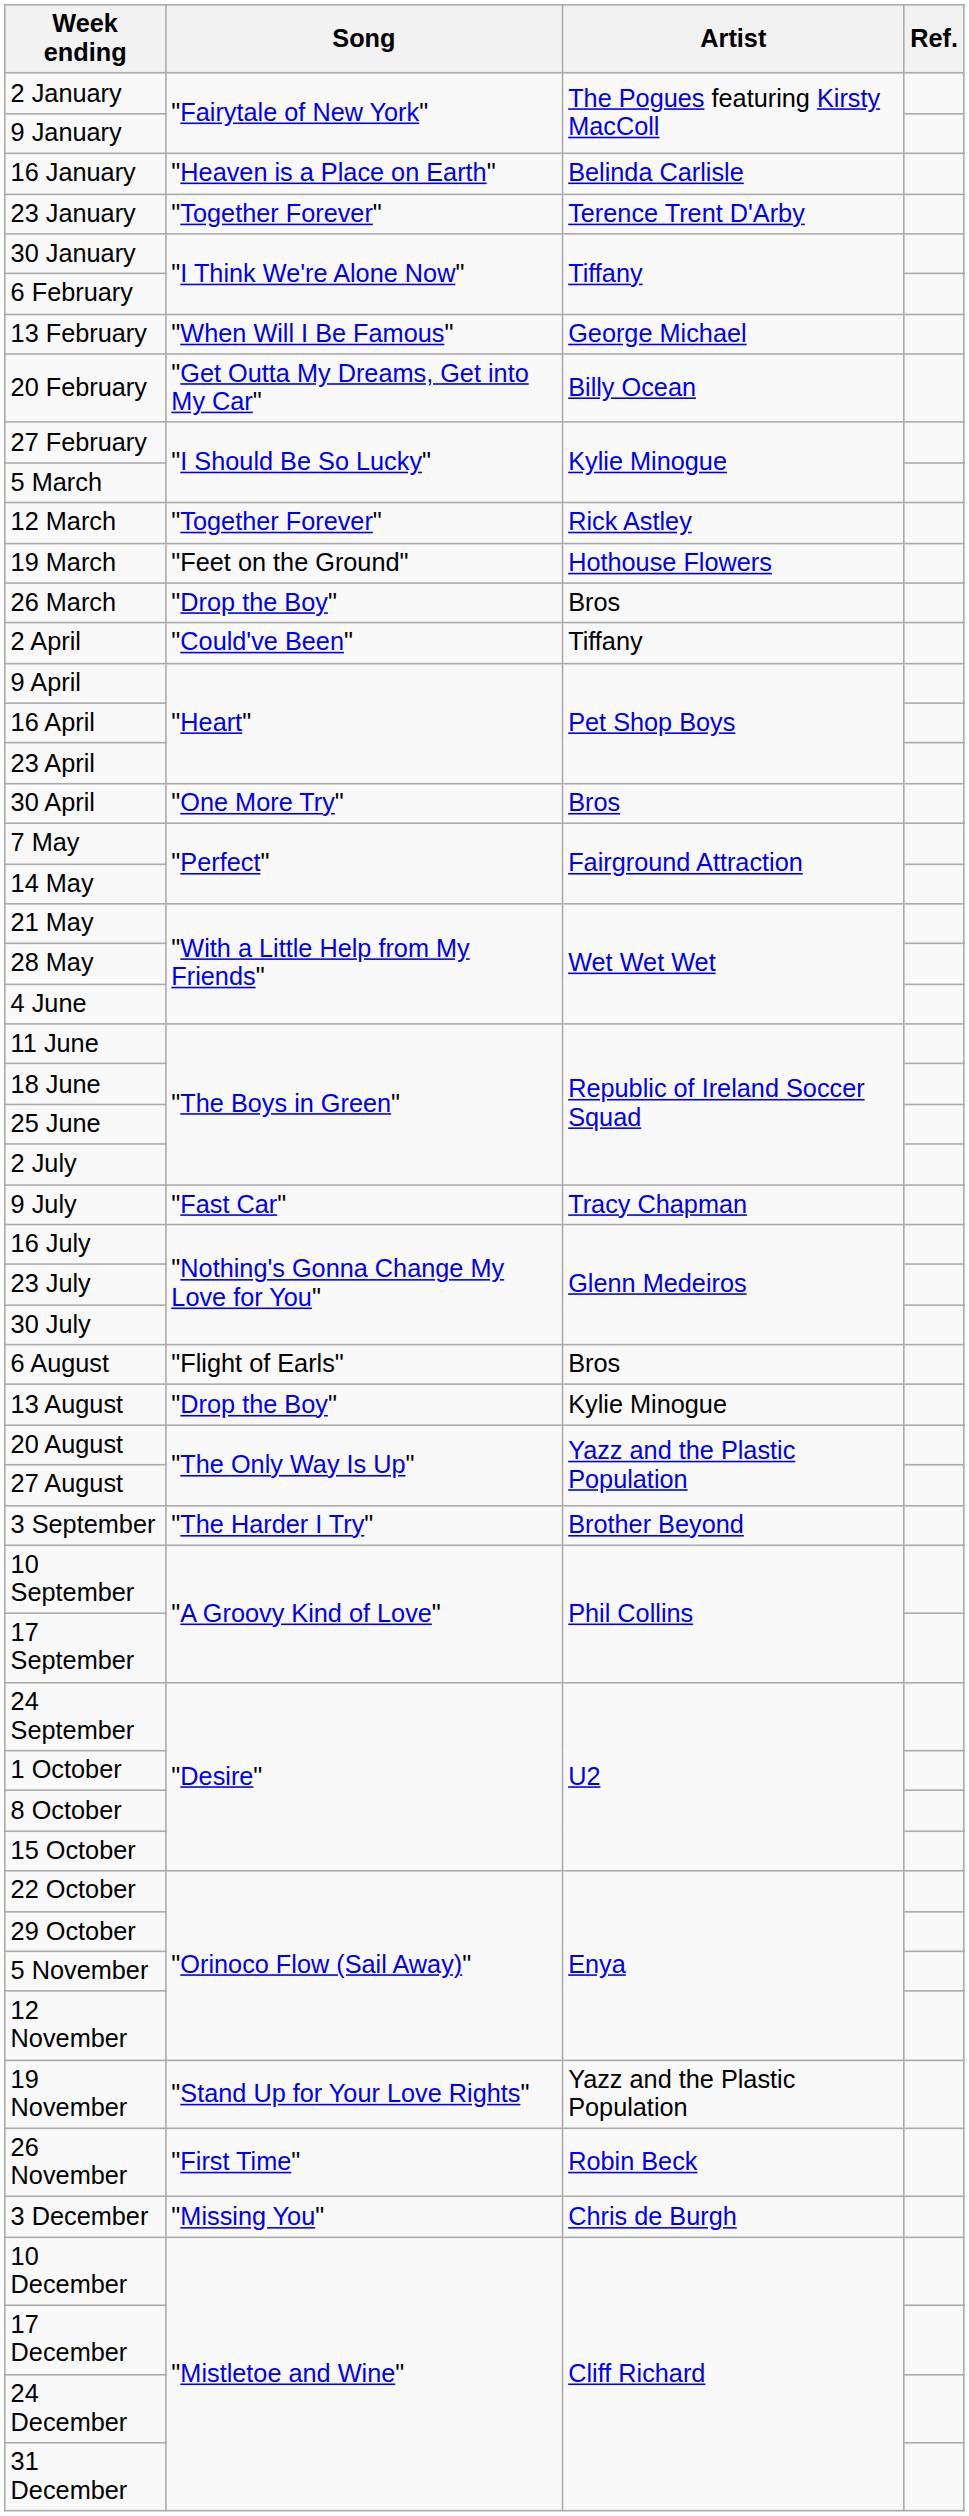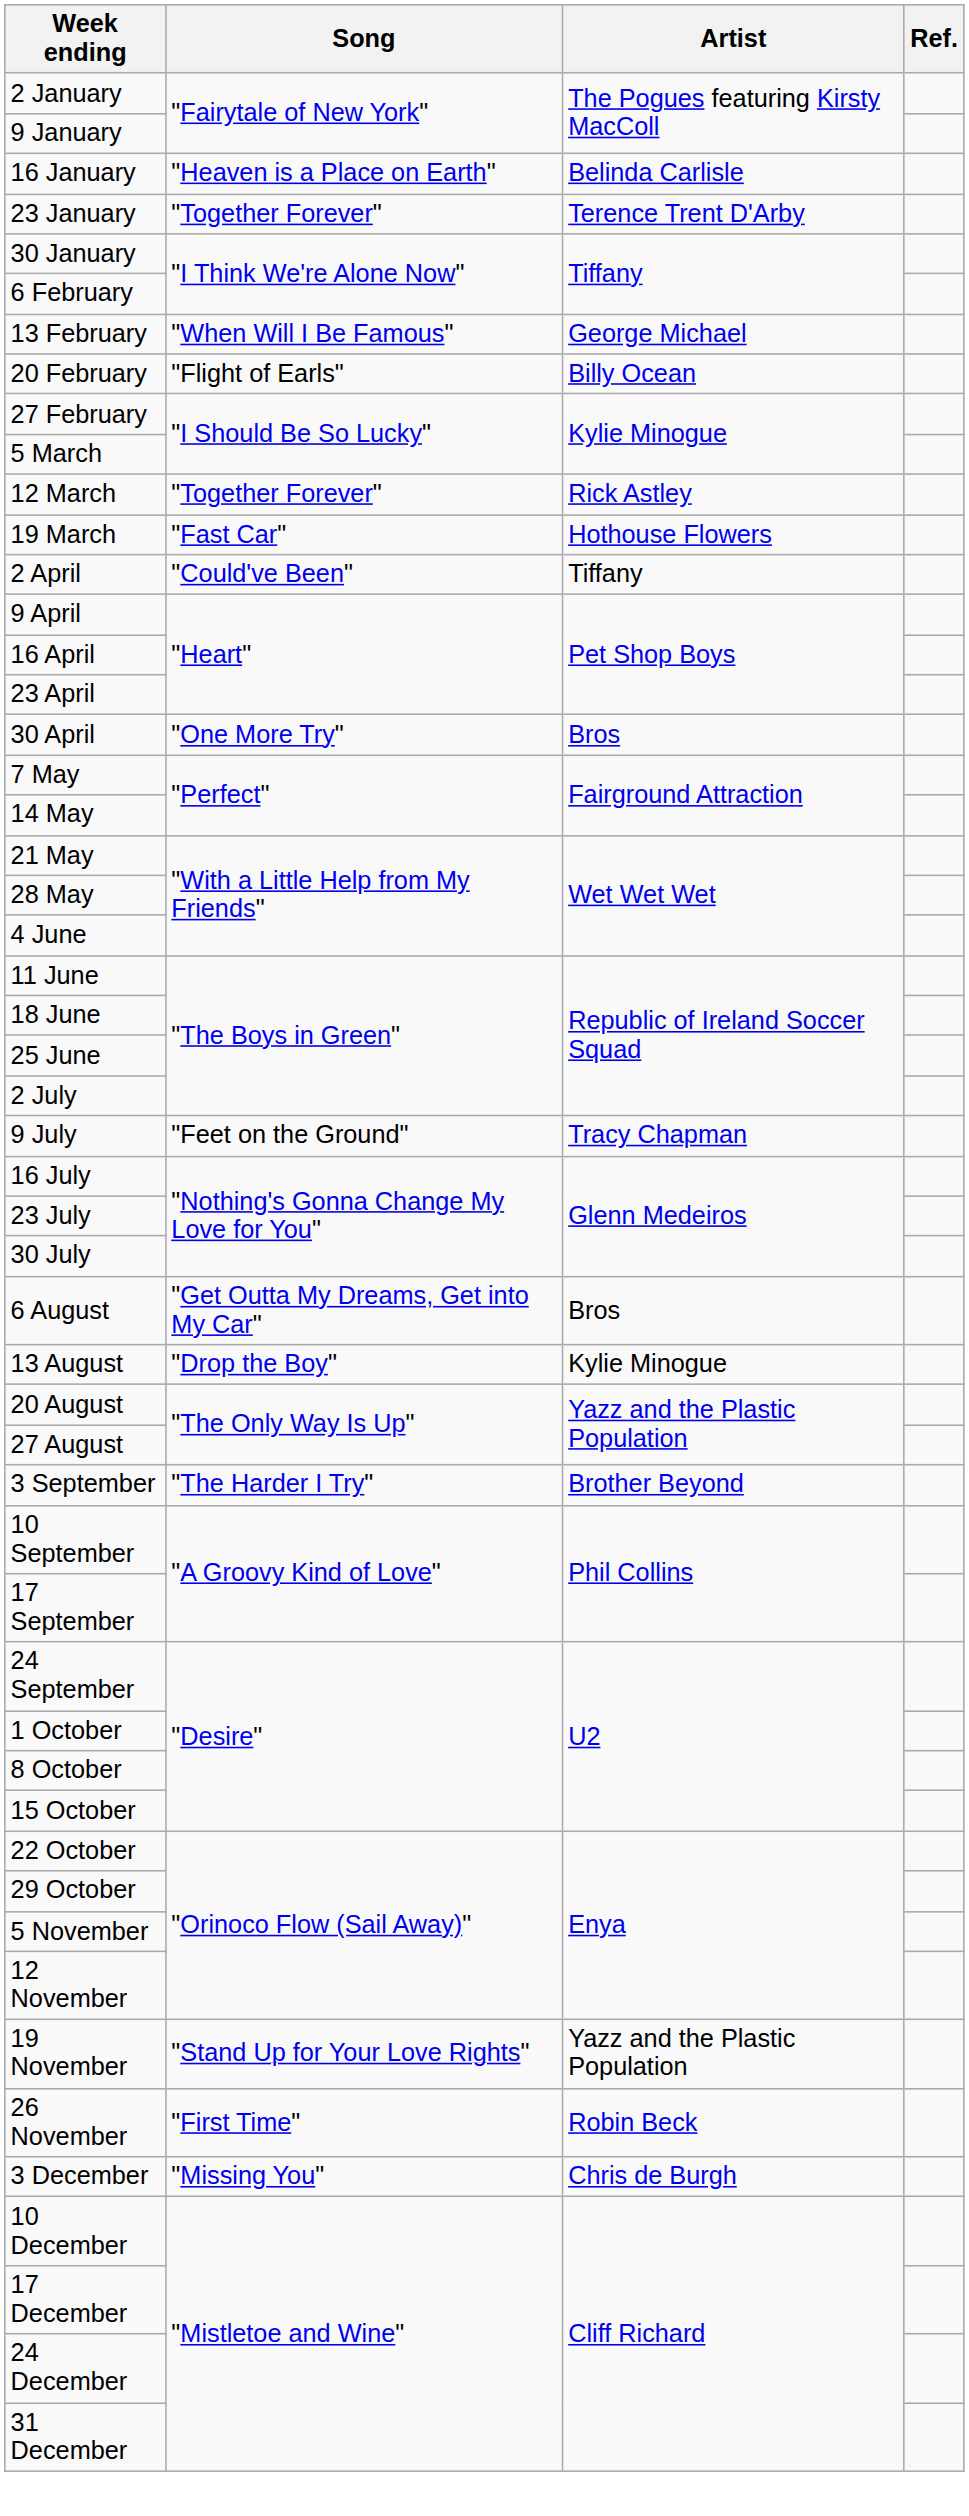(350, 387) "Get Outta My Dreams, Get into My Car" -> (258, 373) "Flight of Earls"
(290, 562) "Feet on the Ground" -> (229, 534) "Fast Car"
- row: (63, 602)
(229, 1204) "Fast Car" -> (290, 1135) "Feet on the Ground"
(258, 1364) "Flight of Earls" -> (350, 1310) "Get Outta My Dreams, Get into My Car"
